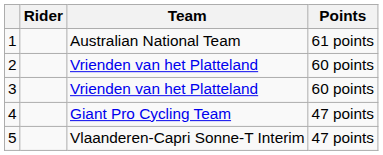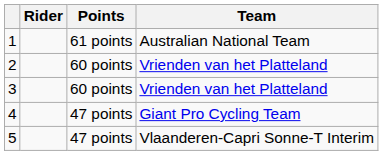columns swapped: (187, 16) <-> (343, 16)
